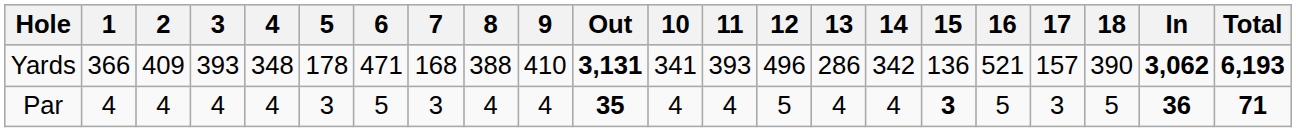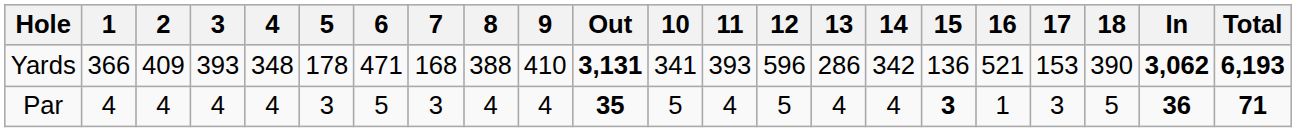(784, 65) 496 -> (784, 65) 596
(1057, 65) 157 -> (1057, 65) 153
(675, 106) 4 -> (675, 106) 5
(1003, 106) 5 -> (1003, 106) 1
